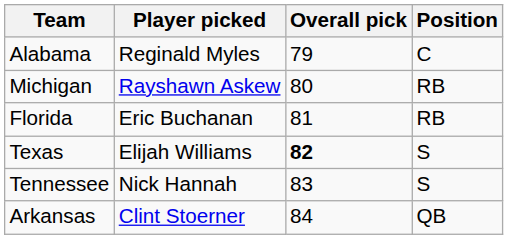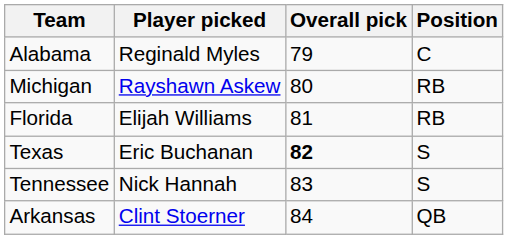(186, 119) Eric Buchanan -> (185, 119) Elijah Williams
(185, 151) Elijah Williams -> (186, 151) Eric Buchanan
